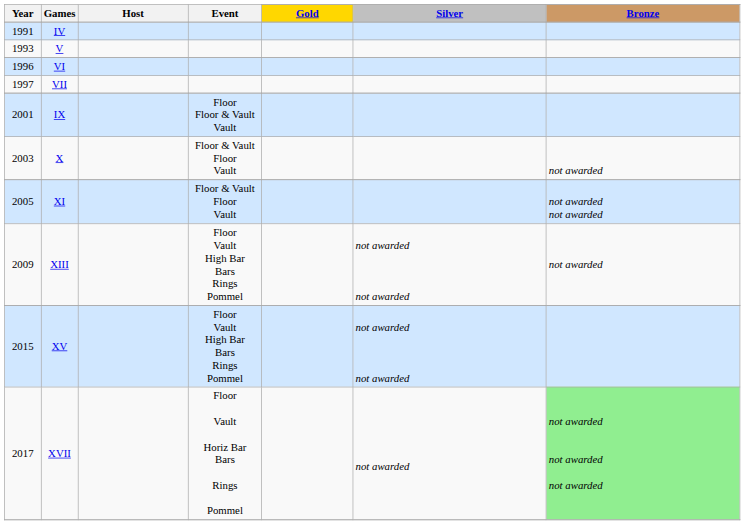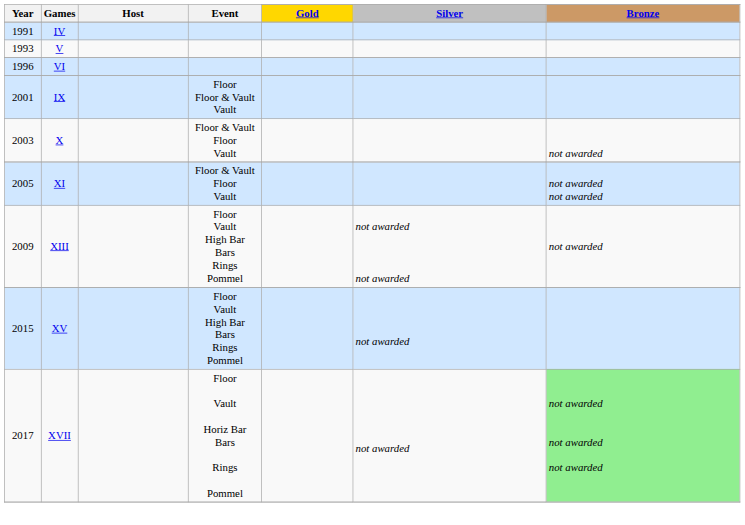- row: (60, 84)
(382, 352) not awarded not awarded -> (382, 341) not awarded
